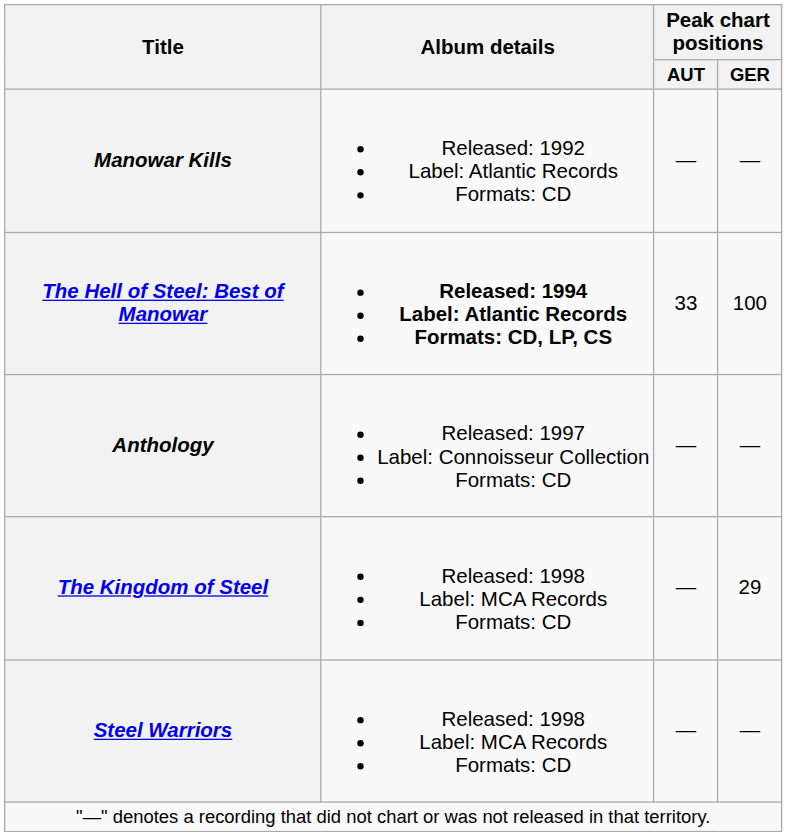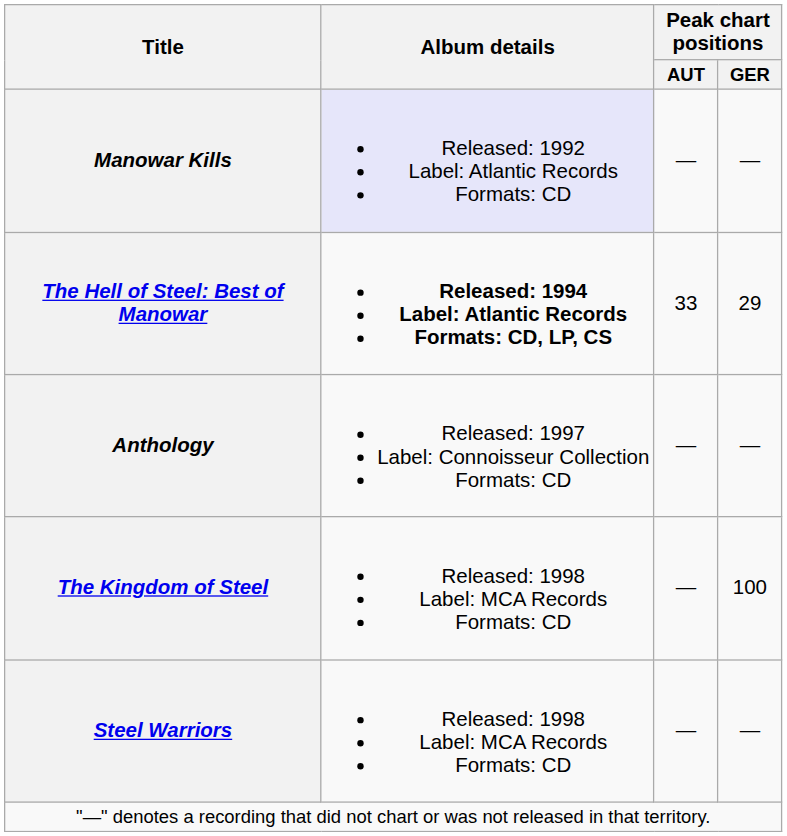(488, 172) no background -> (488, 172) lavender background
(750, 302) 100 -> (750, 302) 29
(750, 588) 29 -> (750, 588) 100
